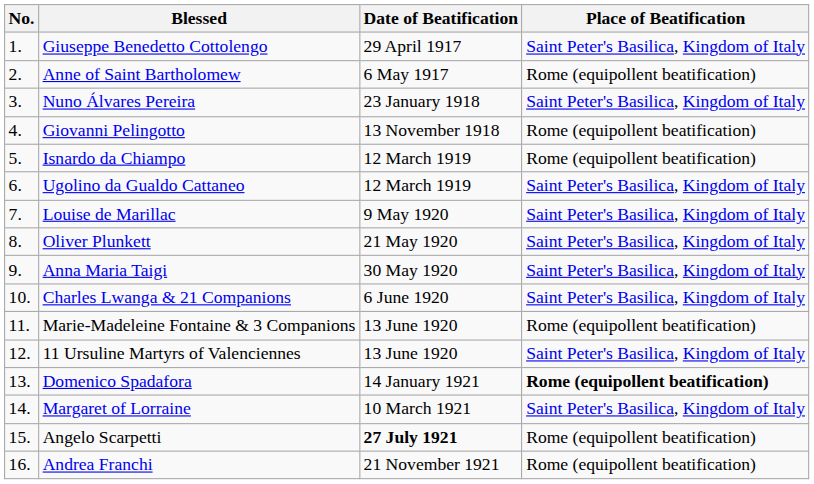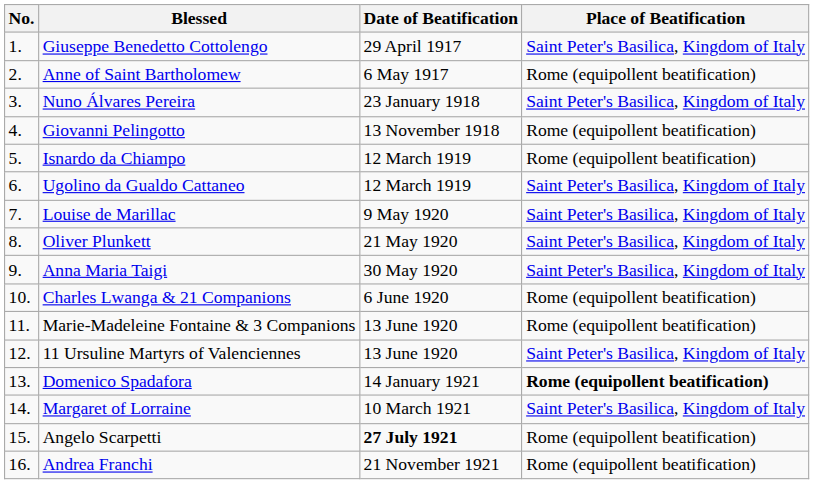(666, 297) Saint Peter's Basilica, Kingdom of Italy -> (641, 297) Rome (equipollent beatification)
